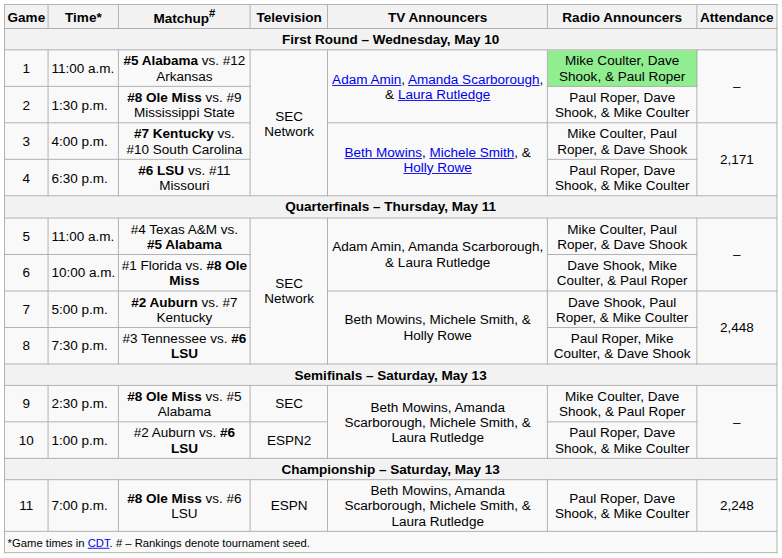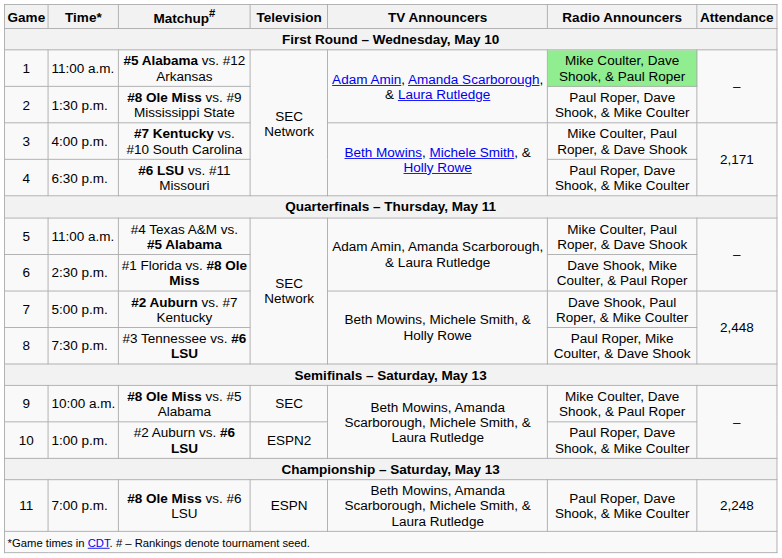(83, 273) 10:00 a.m. -> (80, 273) 2:30 p.m.
(80, 404) 2:30 p.m. -> (83, 404) 10:00 a.m.
